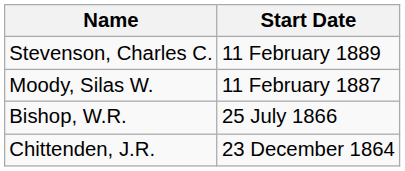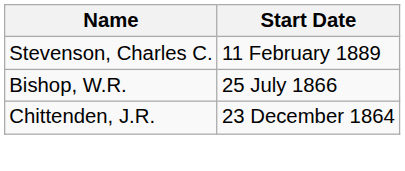- row: (81, 85)
